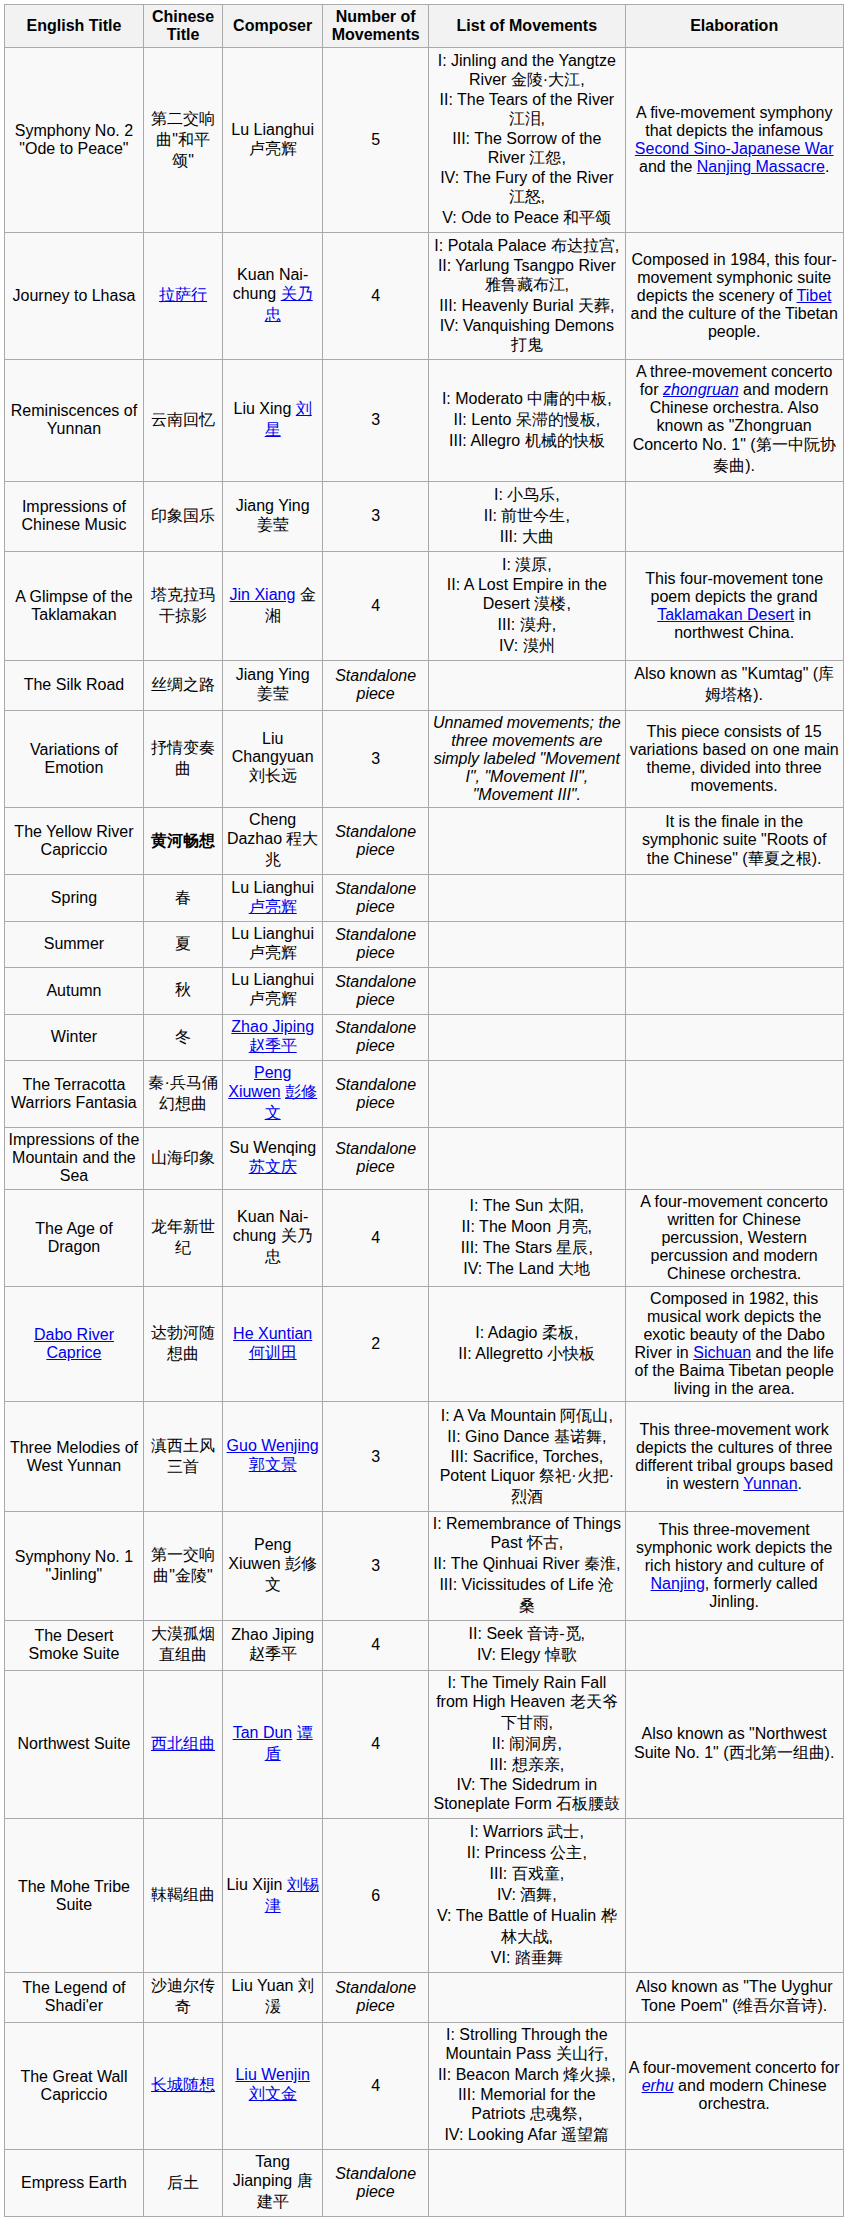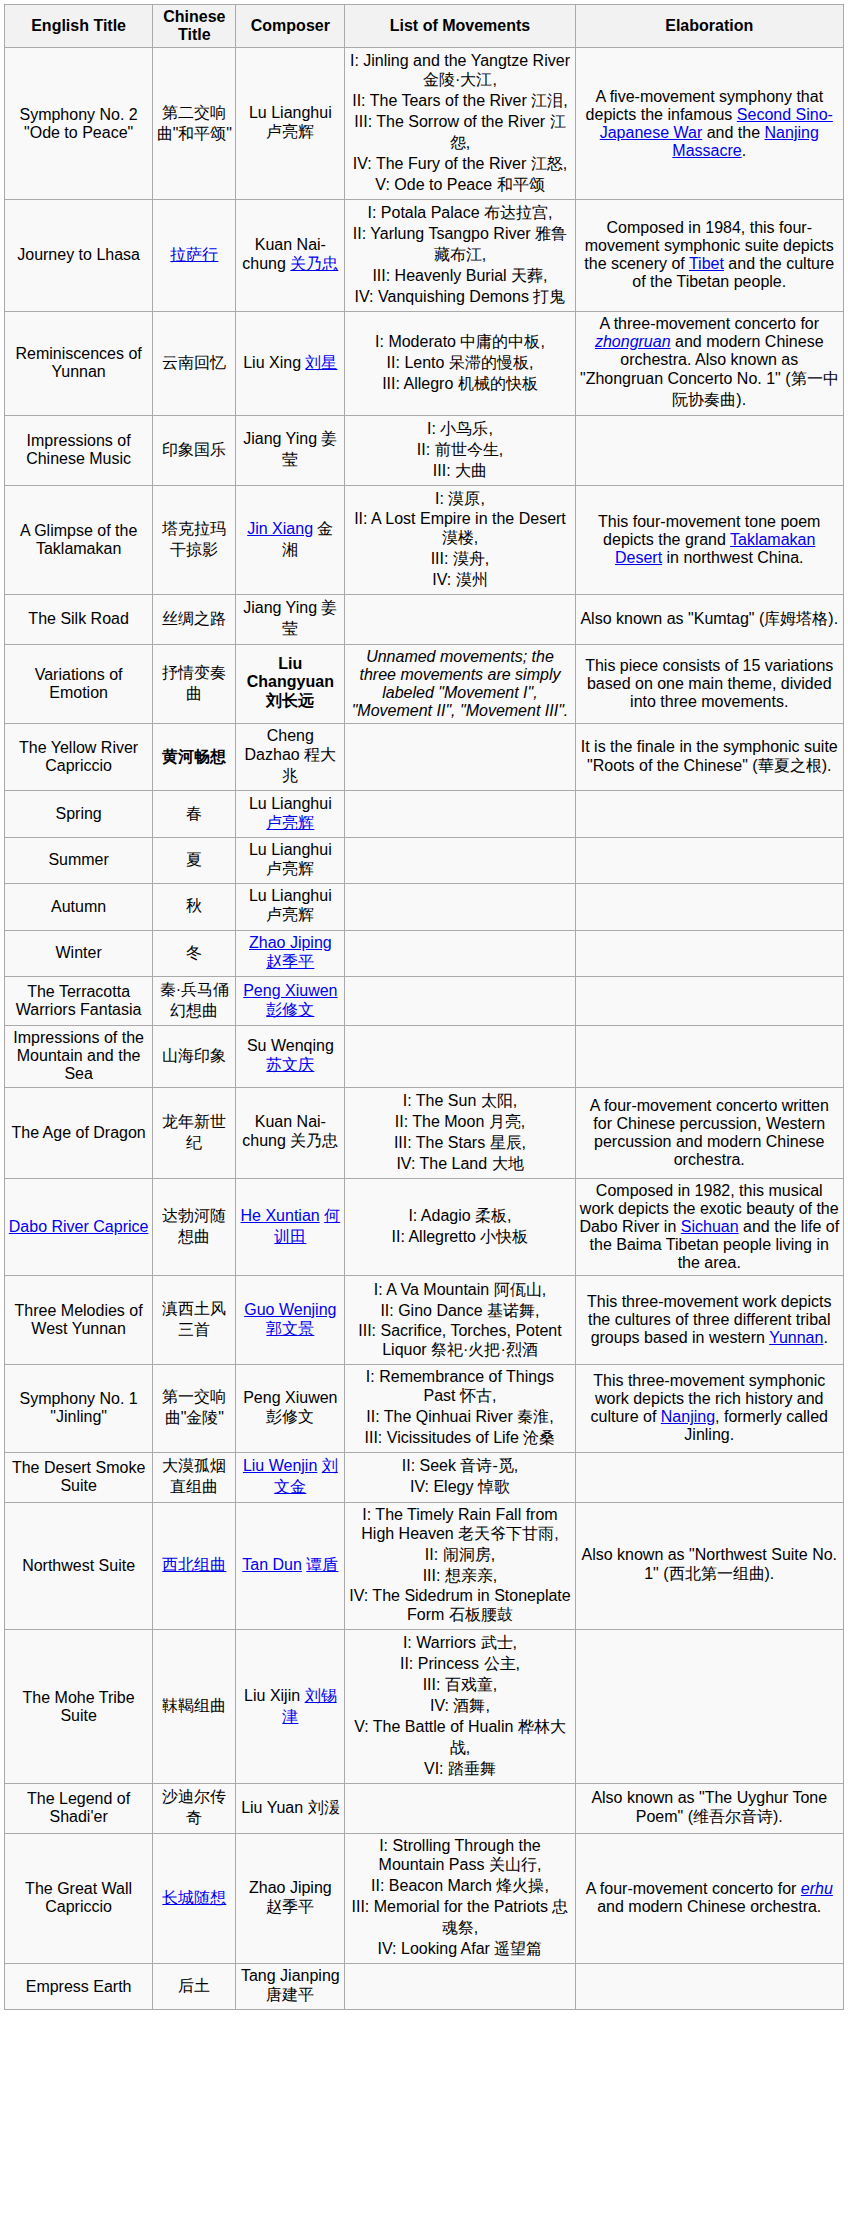- column: (376, 26)
(273, 757) normal -> (290, 682) bold
(273, 1644) Zhao Jiping 赵季平 -> (290, 1476) Liu Wenjin 刘文金
(273, 2084) Liu Wenjin 刘文金 -> (290, 1897) Zhao Jiping 赵季平
